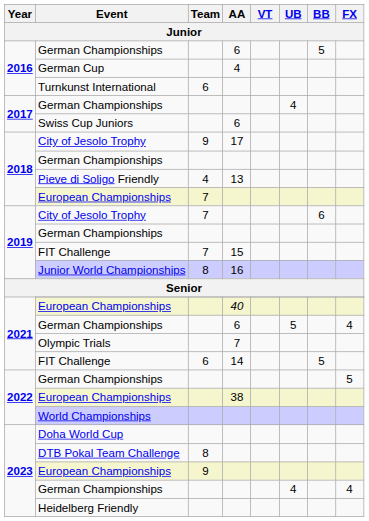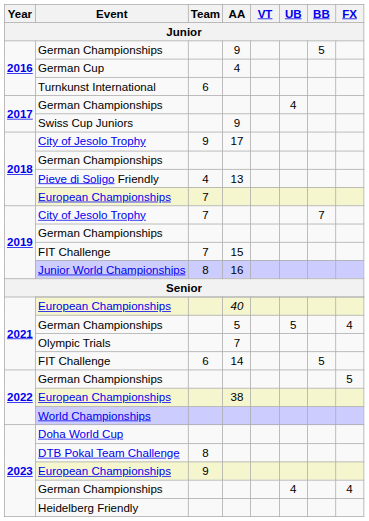(237, 50) 6 -> (237, 50) 9
(237, 123) 6 -> (237, 123) 9
(321, 215) 6 -> (321, 215) 7
(237, 325) 6 -> (237, 325) 5
